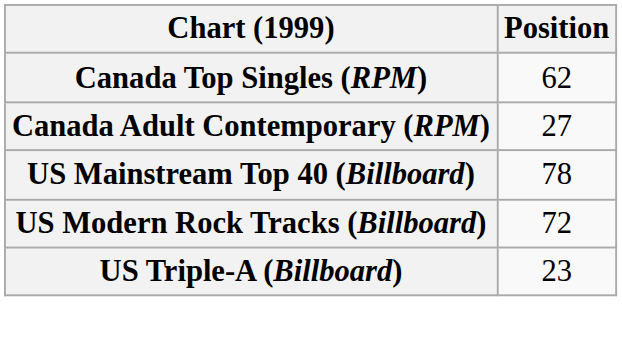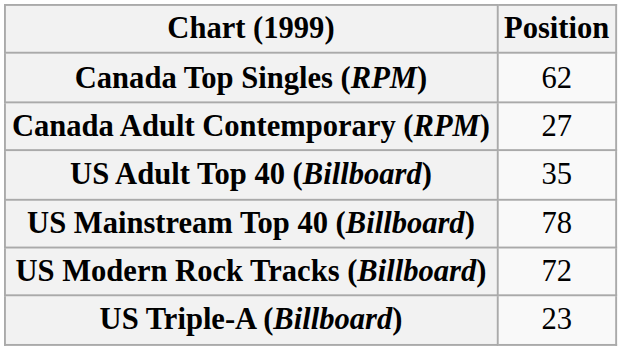+ row: (251, 174)
